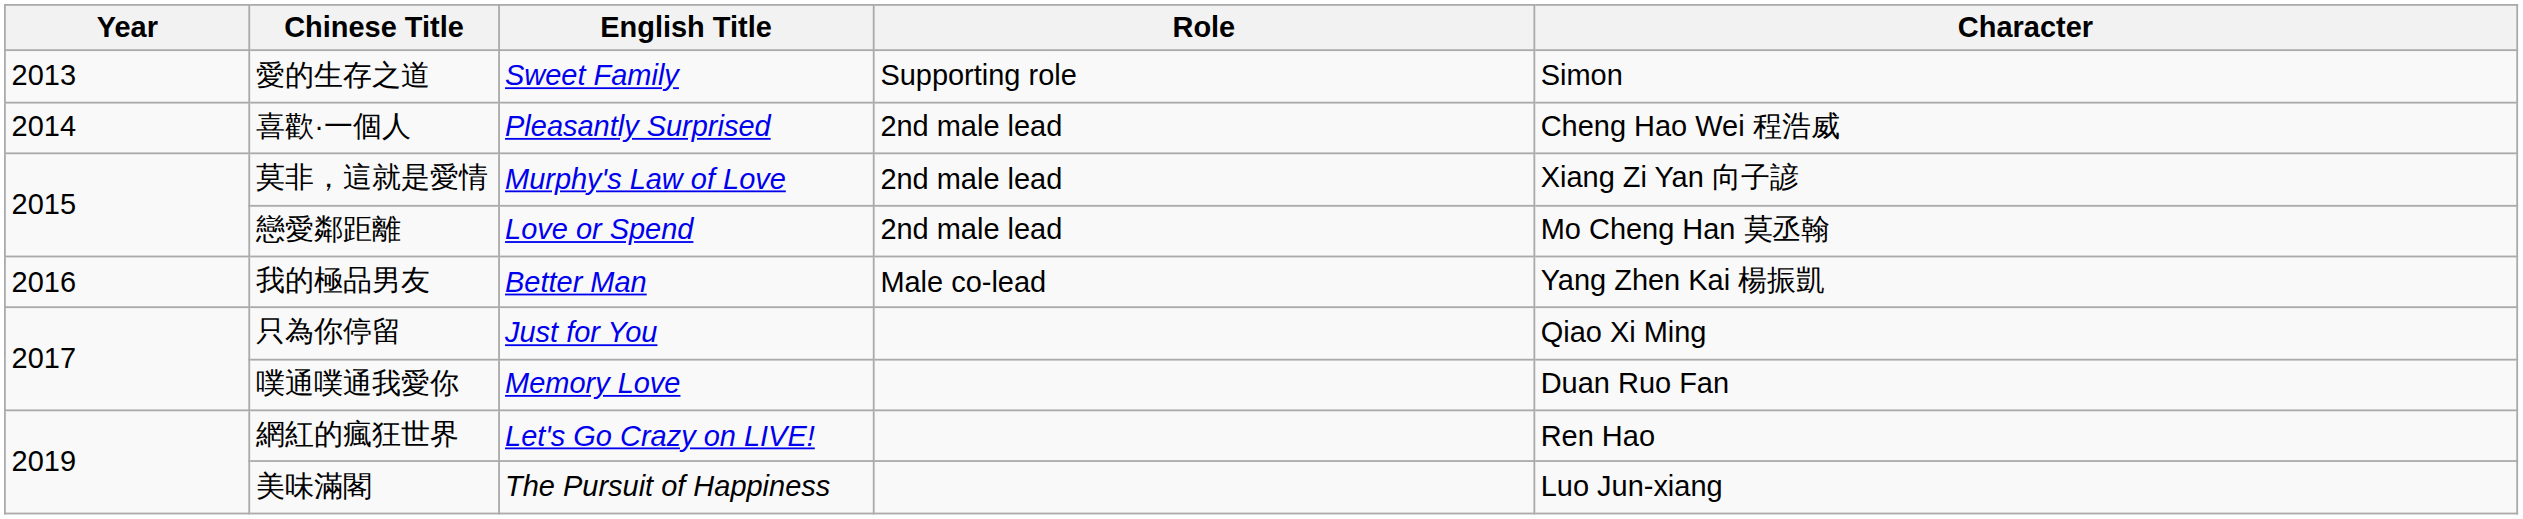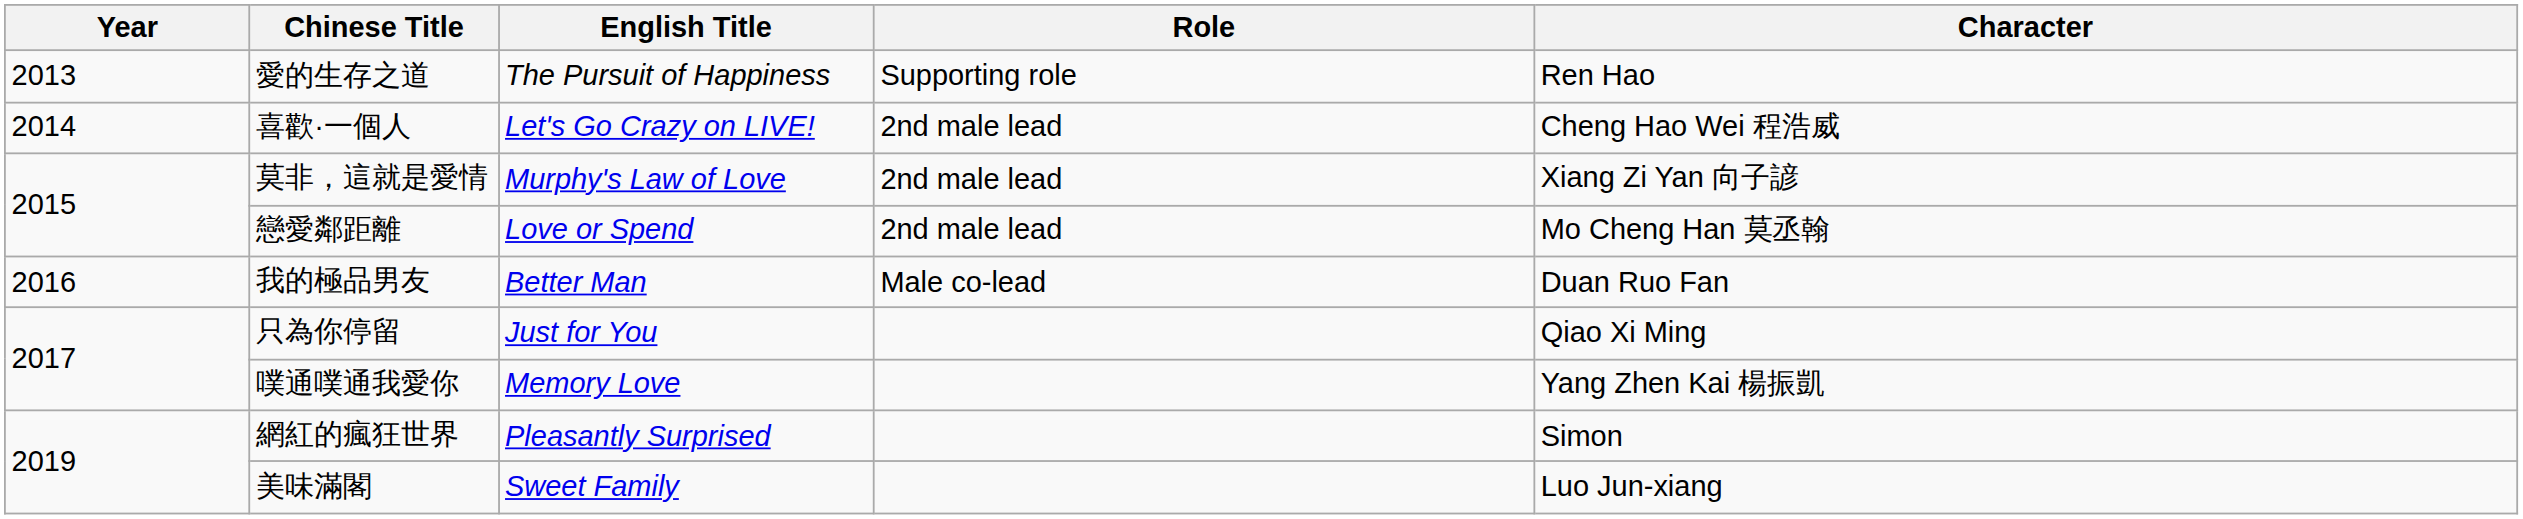(592, 76) Sweet Family -> (668, 76) The Pursuit of Happiness
(1582, 76) Simon -> (1598, 76) Ren Hao
(638, 127) Pleasantly Surprised -> (660, 127) Let's Go Crazy on LIVE!
(1683, 280) Yang Zhen Kai 楊振凱 -> (1635, 281) Duan Ruo Fan
(1635, 384) Duan Ruo Fan -> (1683, 383) Yang Zhen Kai 楊振凱
(660, 435) Let's Go Crazy on LIVE! -> (638, 435) Pleasantly Surprised
(1598, 435) Ren Hao -> (1582, 435) Simon
(668, 486) The Pursuit of Happiness -> (592, 486) Sweet Family
